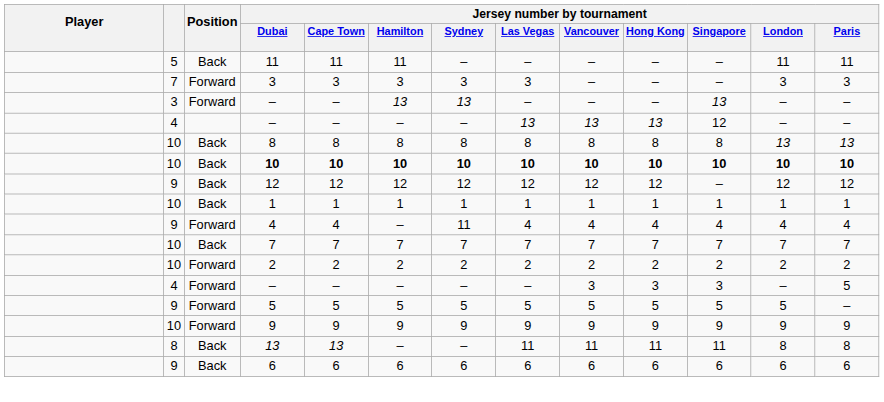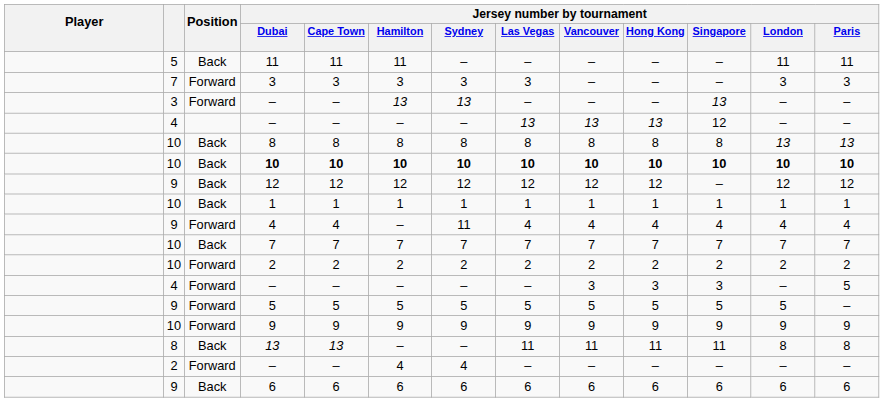+ row: (174, 366)
